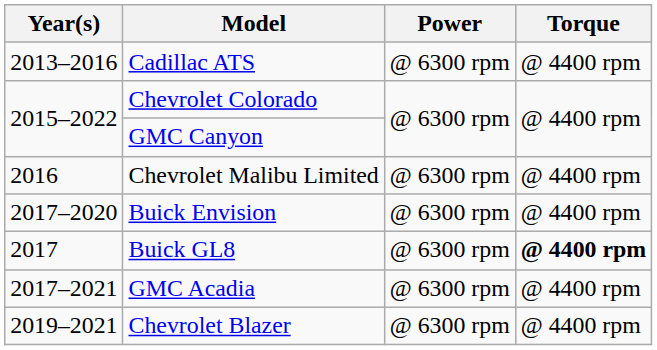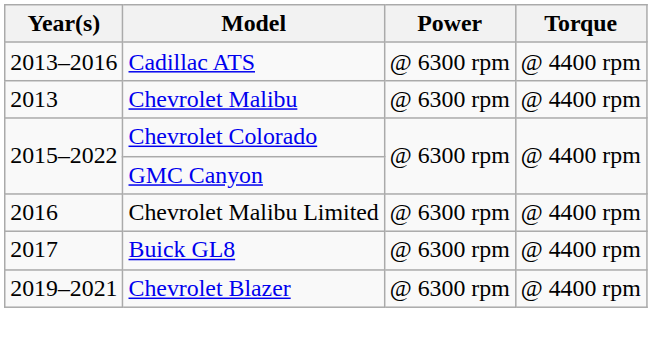+ row: (213, 99)
- row: (202, 212)
(583, 250) bold -> (581, 250) normal
- row: (192, 288)
